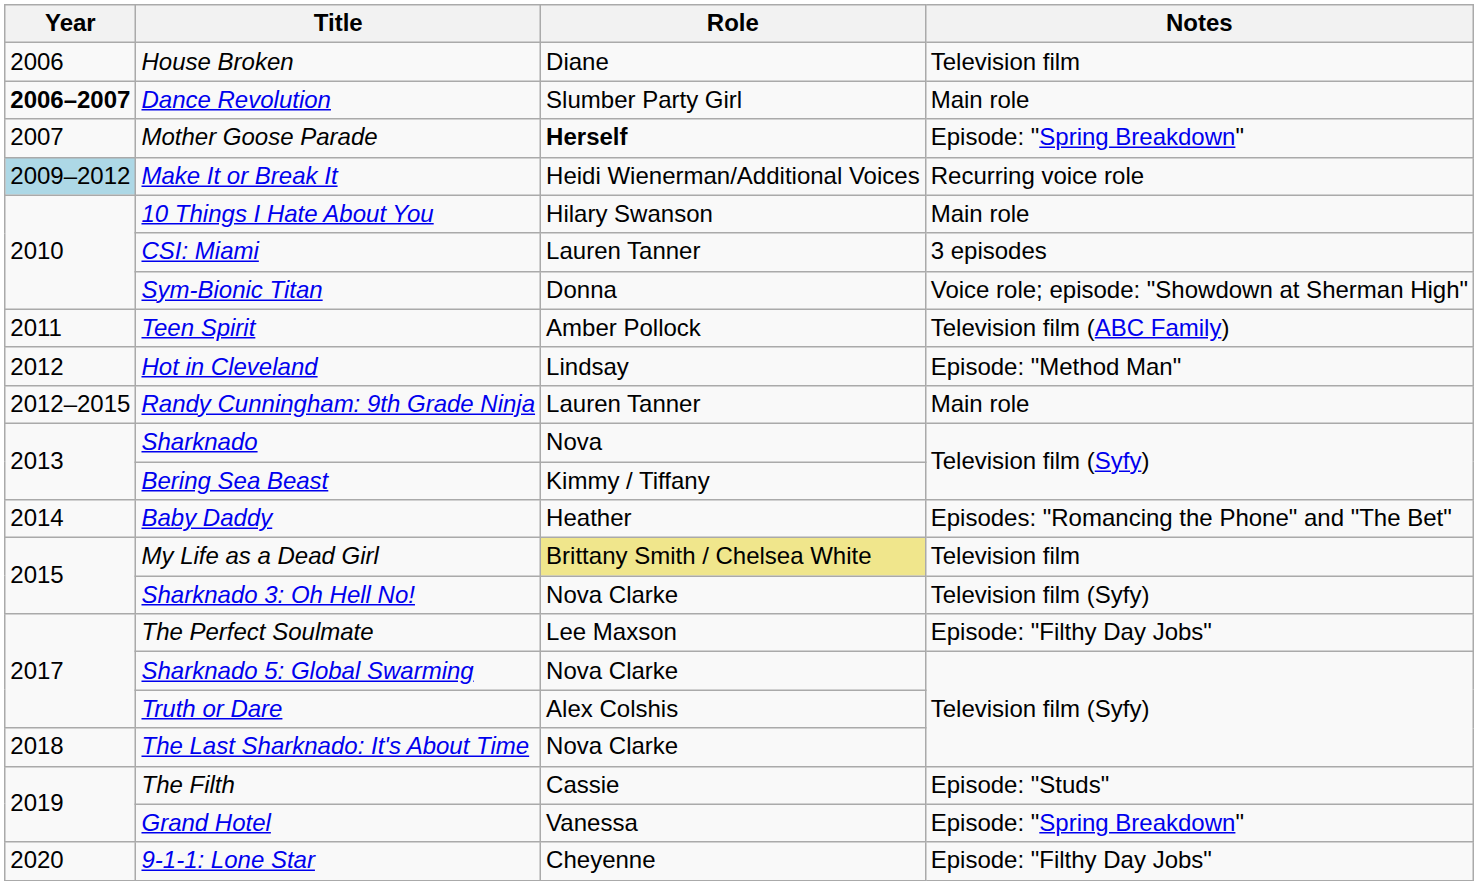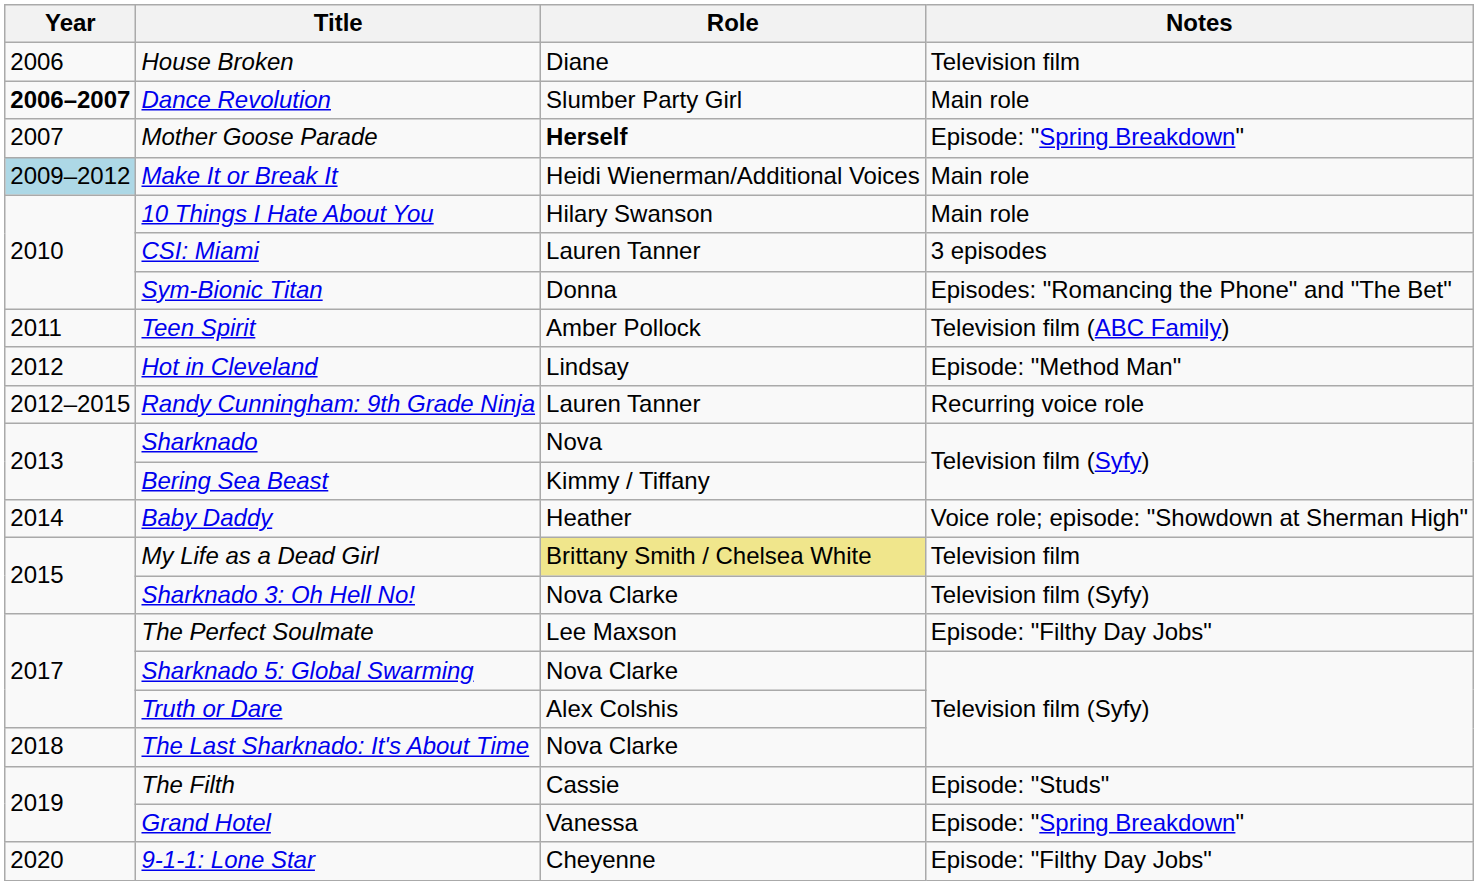(1037, 175) Recurring voice role -> (980, 175) Main role
(1199, 289) Voice role; episode: "Showdown at Sherman High" -> (1191, 289) Episodes: "Romancing the Phone" and "The Bet"
(980, 404) Main role -> (1037, 404) Recurring voice role
(1191, 518) Episodes: "Romancing the Phone" and "The Bet" -> (1199, 518) Voice role; episode: "Showdown at Sherman High"
